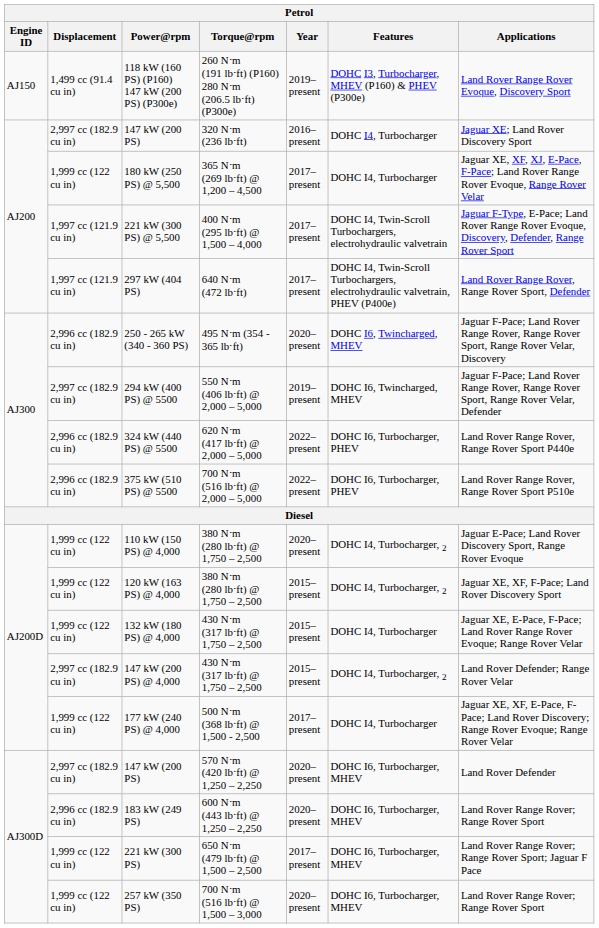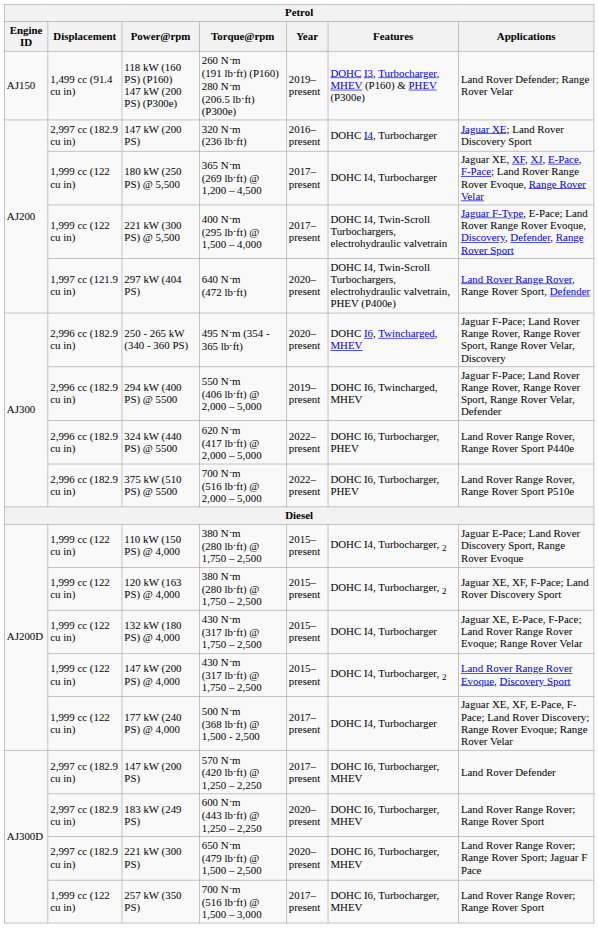(517, 85) Land Rover Range Rover Evoque, Discovery Sport -> (525, 85) Land Rover Defender; Range Rover Velar
(84, 232) 1,997 cc (121.9 cu in) -> (80, 232) 1,999 cc (122 cu in)
(305, 285) 2017–present -> (305, 285) 2020–present
(84, 393) 2,997 cc (182.9 cu in) -> (84, 393) 2,996 cc (182.9 cu in)
(305, 545) 2020–present -> (305, 545) 2015–present
(84, 675) 2,997 cc (182.9 cu in) -> (80, 675) 1,999 cc (122 cu in)
(525, 675) Land Rover Defender; Range Rover Velar -> (517, 675) Land Rover Range Rover Evoque, Discovery Sport
(305, 772) 2020–present -> (305, 772) 2017–present
(84, 815) 2,996 cc (182.9 cu in) -> (84, 815) 2,997 cc (182.9 cu in)
(80, 858) 1,999 cc (122 cu in) -> (84, 858) 2,997 cc (182.9 cu in)
(305, 858) 2017–present -> (305, 858) 2020–present
(305, 901) 2020–present -> (305, 901) 2017–present
